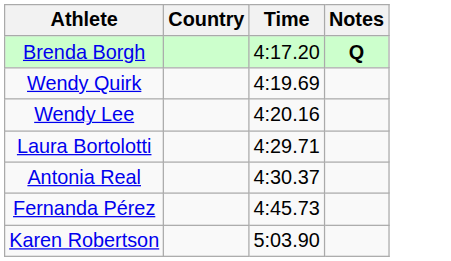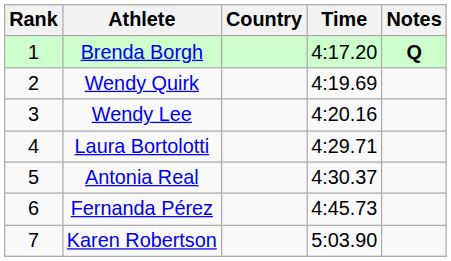+ column: (33, 20)
